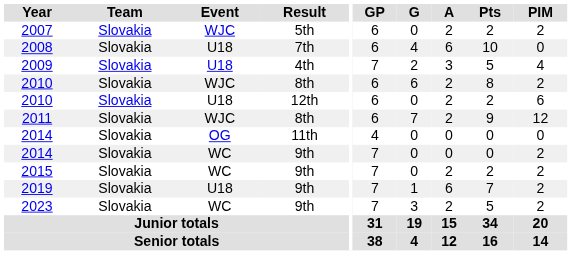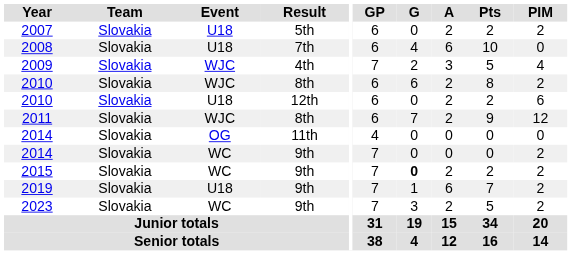(220, 30) WJC -> (220, 30) U18
(220, 65) U18 -> (220, 65) WJC
(414, 171) normal -> (414, 171) bold
